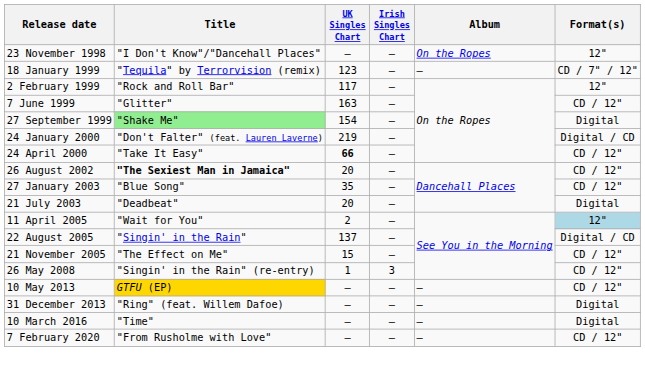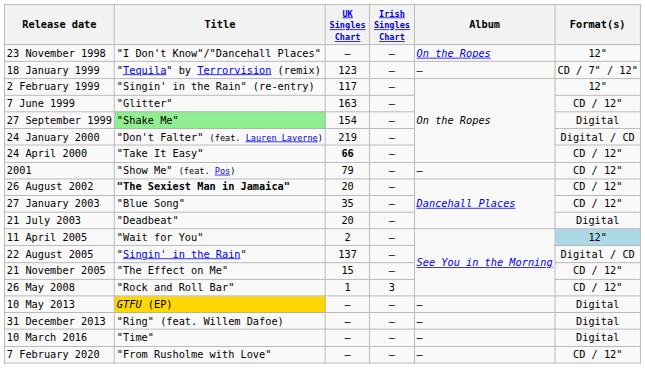(176, 87) "Rock and Roll Bar" -> (216, 87) "Singin' in the Rain" (re-entry)
+ row: (19, 170)
(216, 271) "Singin' in the Rain" (re-entry) -> (176, 288) "Rock and Roll Bar"
(598, 288) CD / 12" -> (598, 304) Digital
